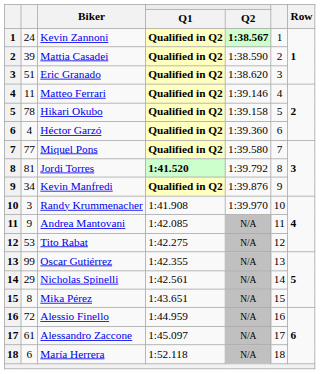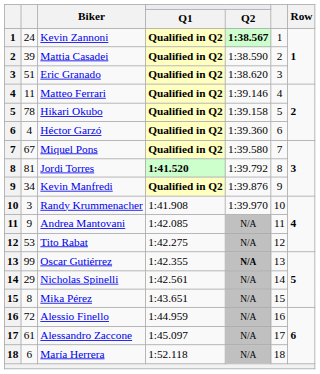(29, 149) 77 -> (29, 149) 67
(248, 261) normal -> (248, 260) bold
